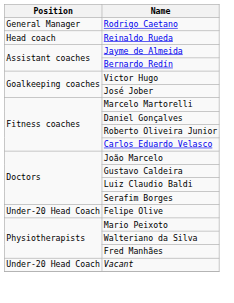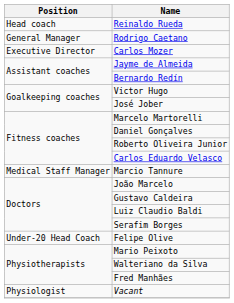rows swapped: (138, 38) <-> (141, 24)
+ row: (143, 51)
+ row: (148, 171)
(53, 265) Under-20 Head Coach -> (36, 291) Physiologist
